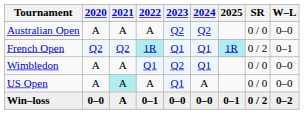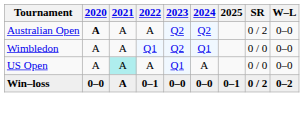(96, 30) normal -> (96, 30) bold
(257, 30) 0 / 0 -> (257, 30) 0 / 2
- row: (36, 48)
